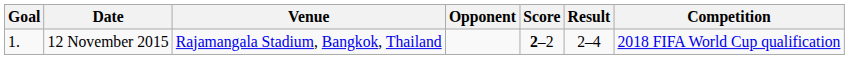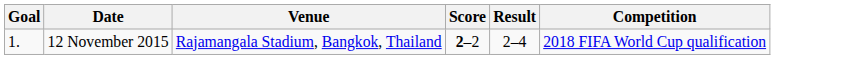- column: (482, 16)
